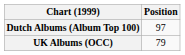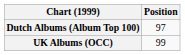(161, 43) 79 -> (161, 43) 99
